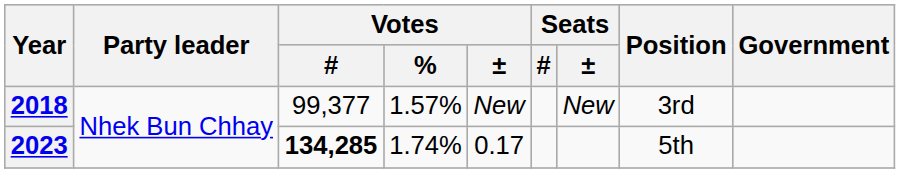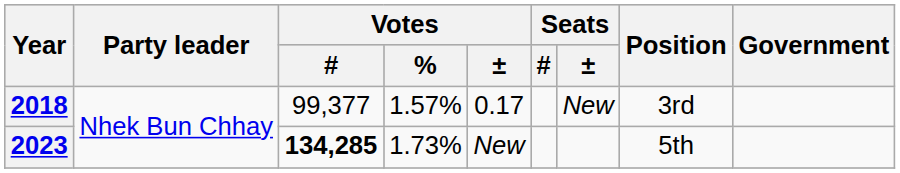(499, 106) New -> (499, 106) 0.17
(425, 146) 1.74% -> (425, 146) 1.73%
(499, 146) 0.17 -> (499, 146) New
